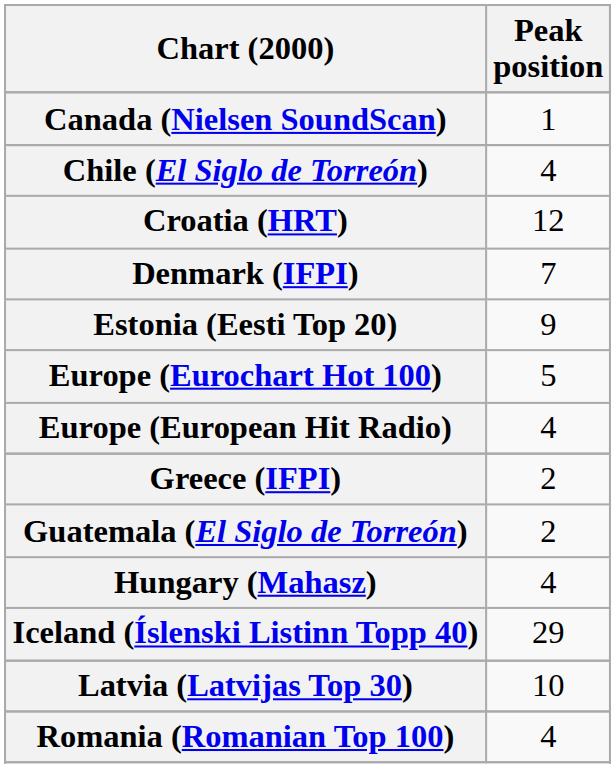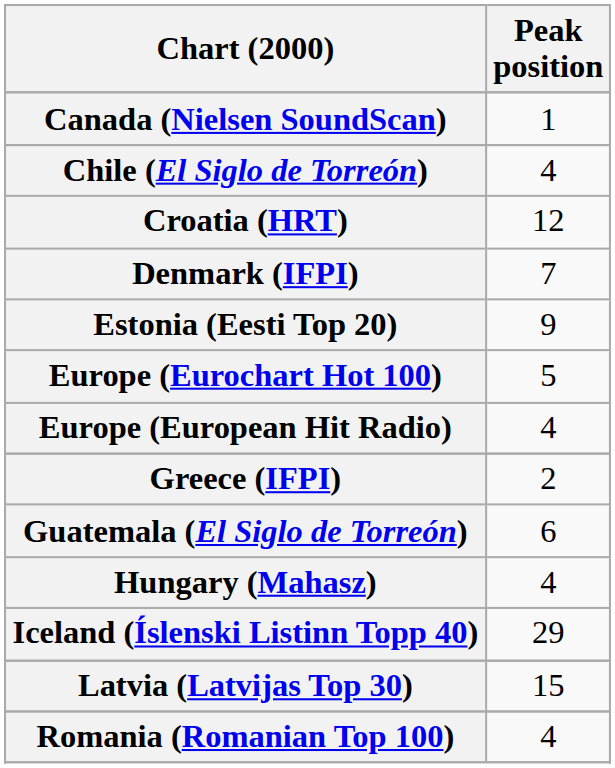(548, 530) 2 -> (548, 530) 6
(548, 684) 10 -> (548, 684) 15
